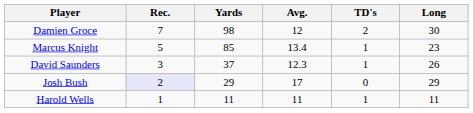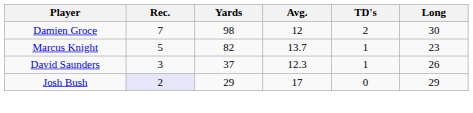(229, 47) 85 -> (229, 47) 82
(297, 47) 13.4 -> (297, 47) 13.7
- row: (65, 99)
